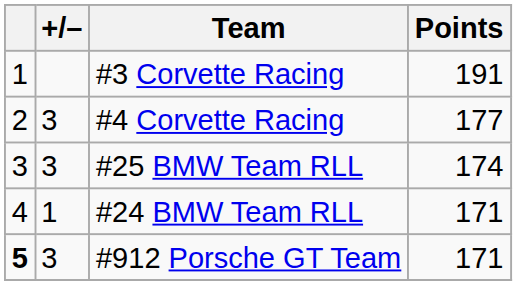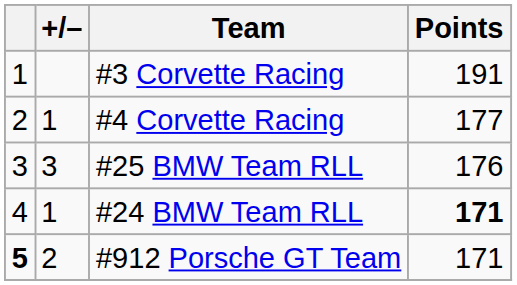(49, 120) 3 -> (49, 120) 1
(479, 166) 174 -> (479, 166) 176
(479, 212) normal -> (479, 212) bold
(49, 258) 3 -> (49, 258) 2
